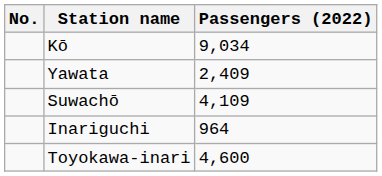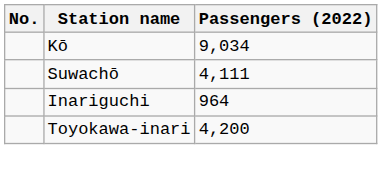- row: (78, 74)
(224, 102) 4,109 -> (224, 74) 4,111
(224, 157) 4,600 -> (224, 130) 4,200
